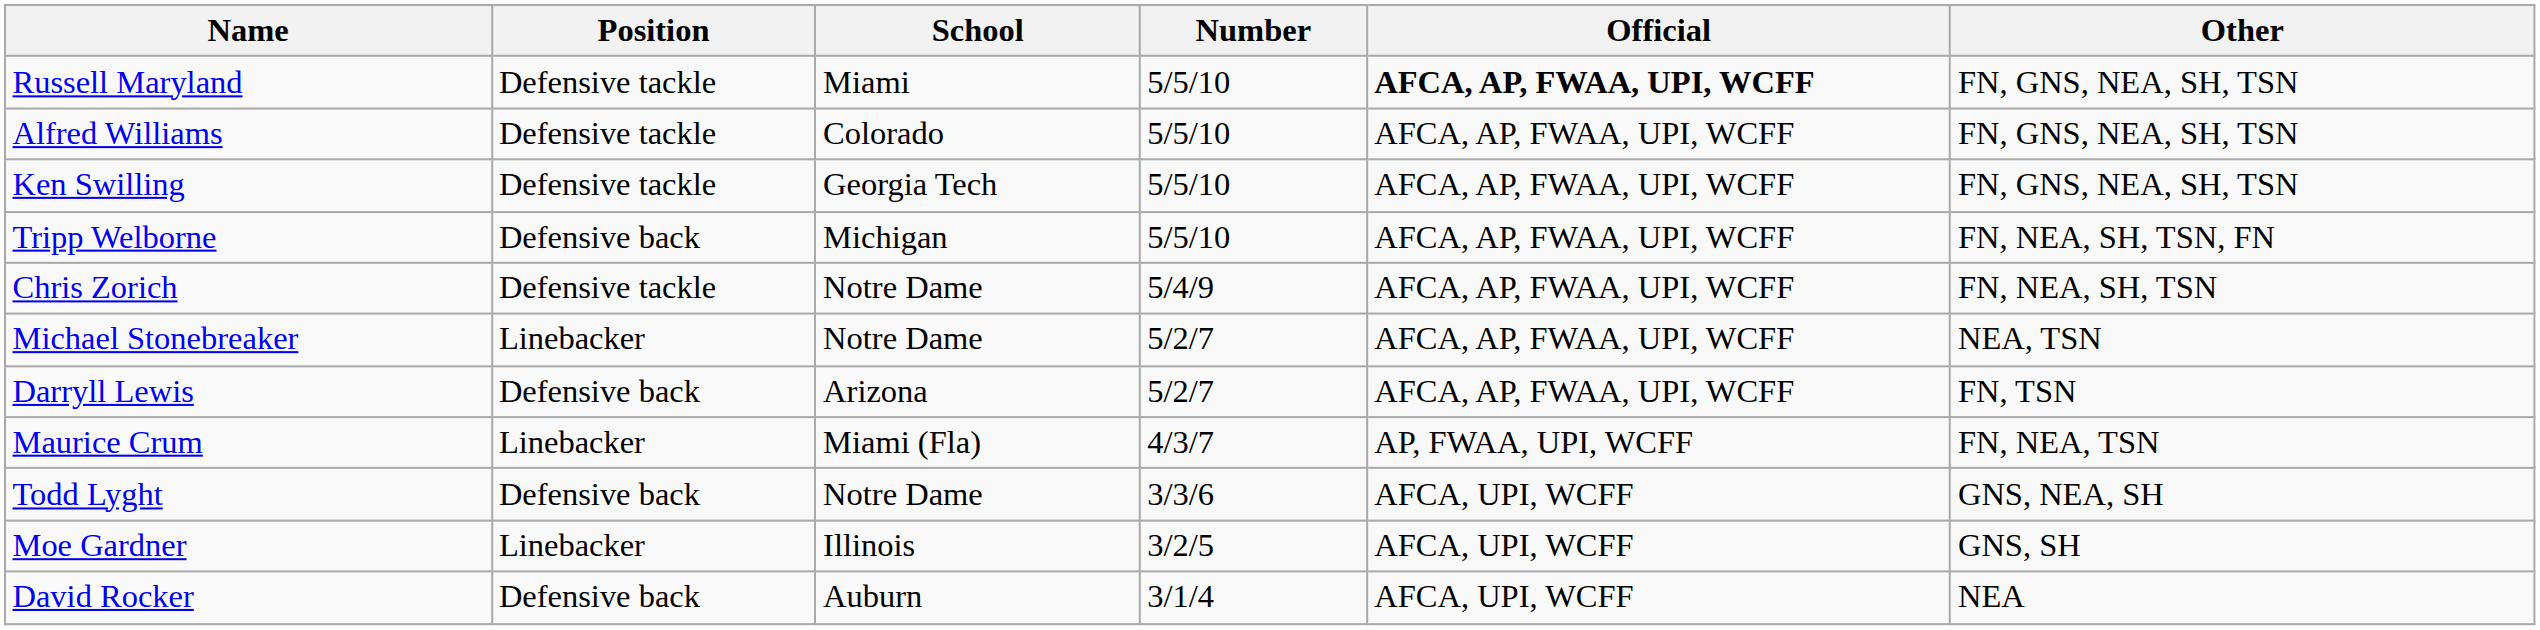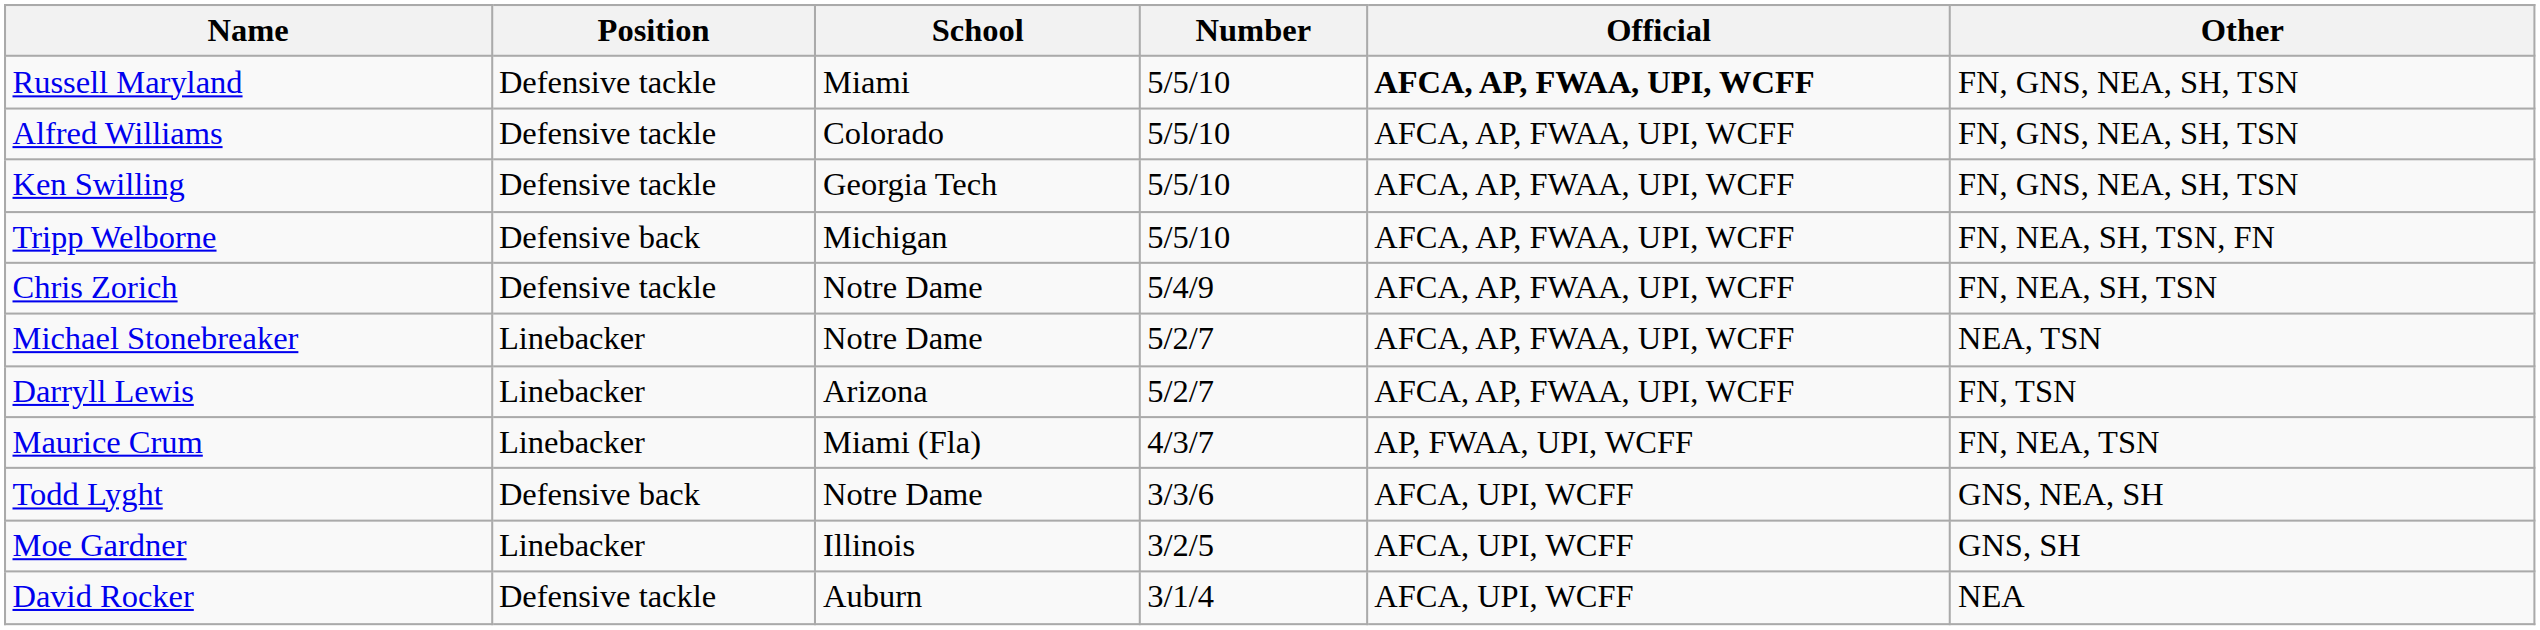(599, 390) Defensive back -> (572, 390) Linebacker
(599, 596) Defensive back -> (608, 596) Defensive tackle
